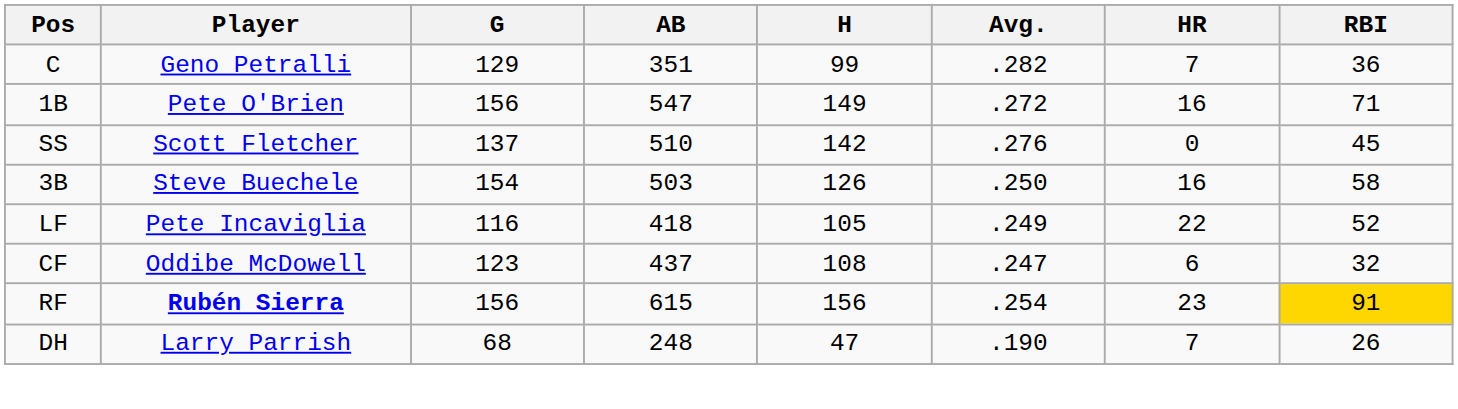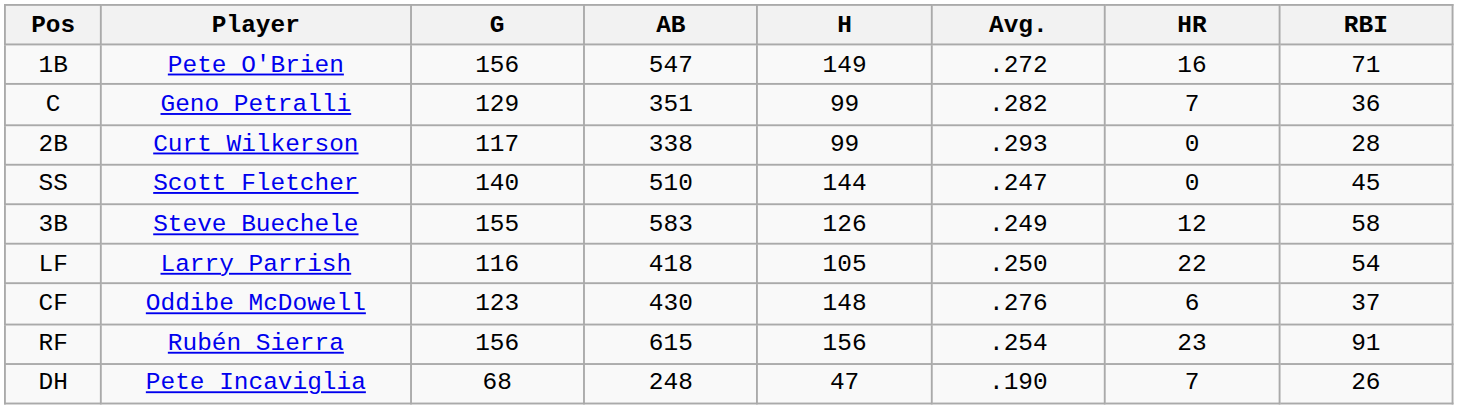rows swapped: (53, 65) <-> (53, 105)
+ row: (53, 144)
(497, 144) 137 -> (497, 184) 140
(845, 144) 142 -> (845, 184) 144
(1018, 144) .276 -> (1018, 184) .247
(497, 184) 154 -> (497, 224) 155
(671, 184) 503 -> (671, 224) 583
(1018, 184) .250 -> (1018, 224) .249
(1192, 184) 16 -> (1192, 224) 12
(256, 224) Pete Incaviglia -> (256, 264) Larry Parrish
(1018, 224) .249 -> (1018, 264) .250
(1366, 224) 52 -> (1366, 264) 54
(671, 264) 437 -> (671, 304) 430
(845, 264) 108 -> (845, 304) 148
(1018, 264) .247 -> (1018, 304) .276
(1366, 264) 32 -> (1366, 304) 37
(256, 304) bold -> (256, 344) normal
(1366, 304) gold background -> (1366, 344) no background
(256, 344) Larry Parrish -> (256, 383) Pete Incaviglia
